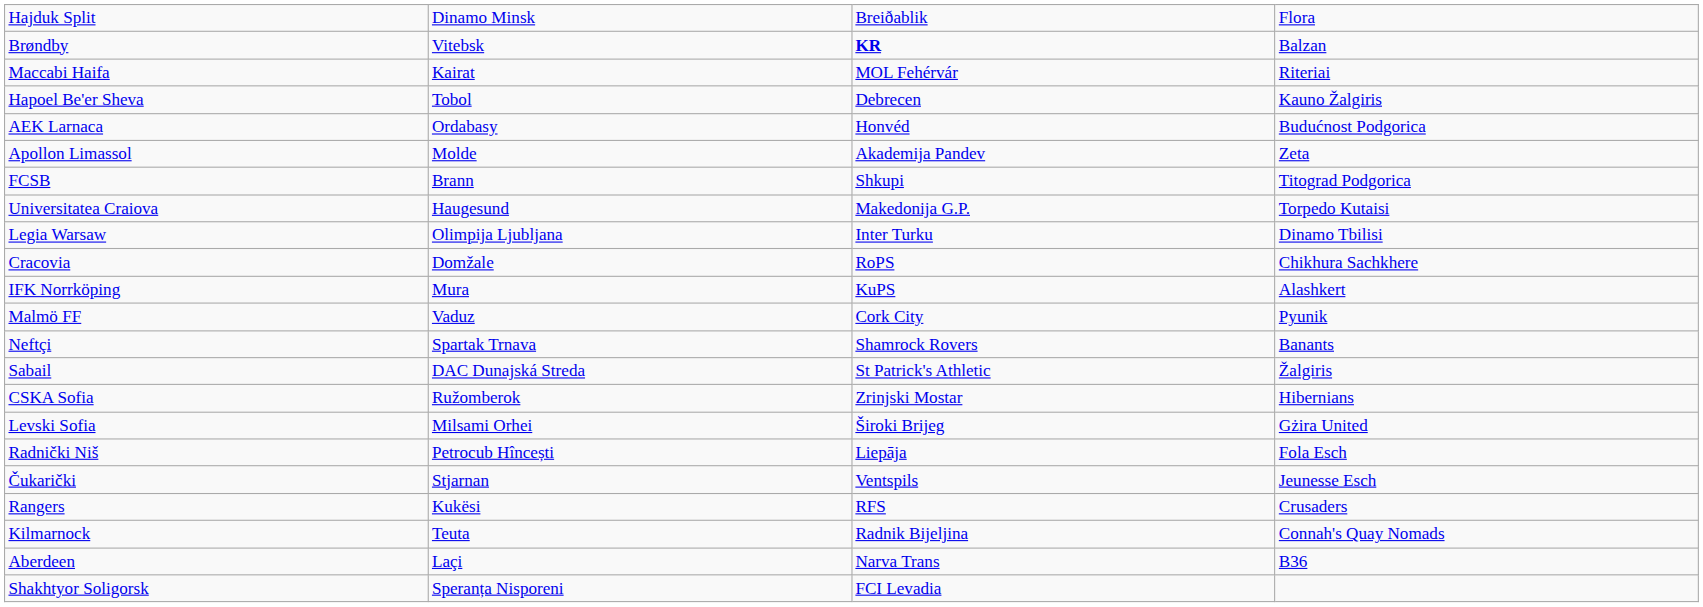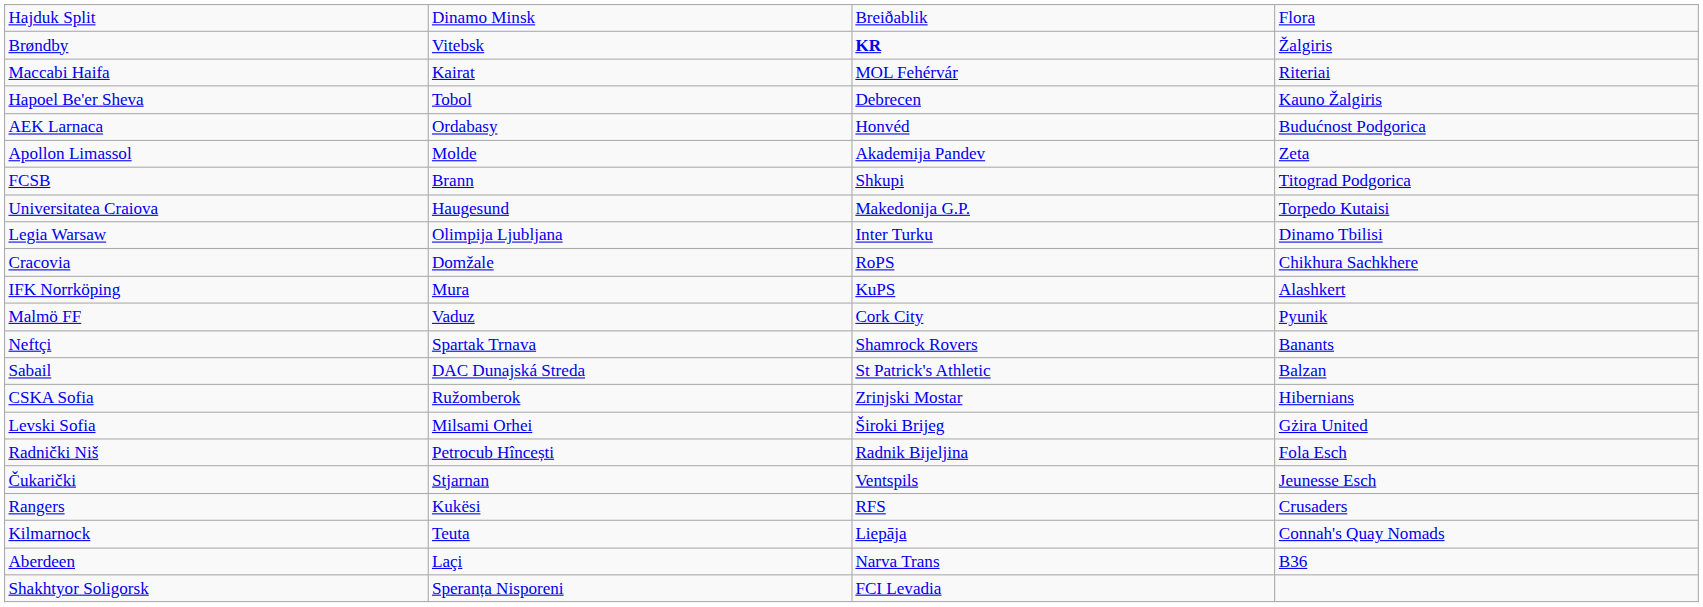(1303, 45) Balzan -> (1305, 45) Žalgiris
(1305, 371) Žalgiris -> (1303, 371) Balzan
(881, 452) Liepāja -> (912, 452) Radnik Bijeljina
(912, 533) Radnik Bijeljina -> (881, 533) Liepāja
